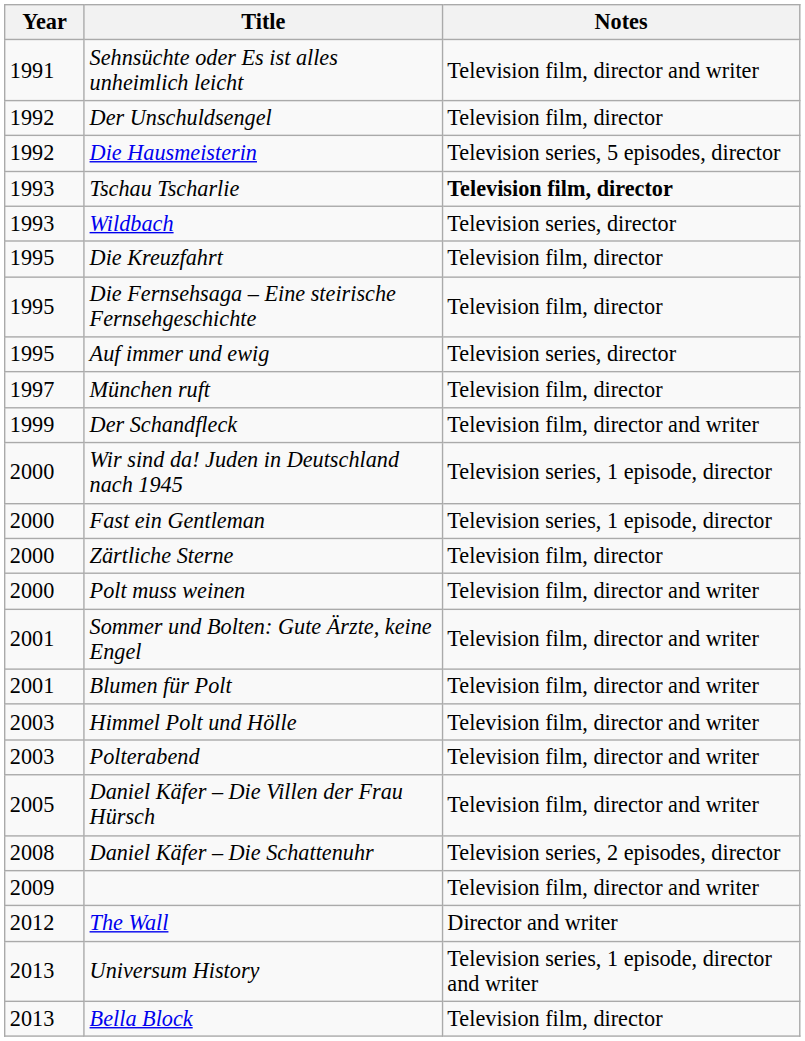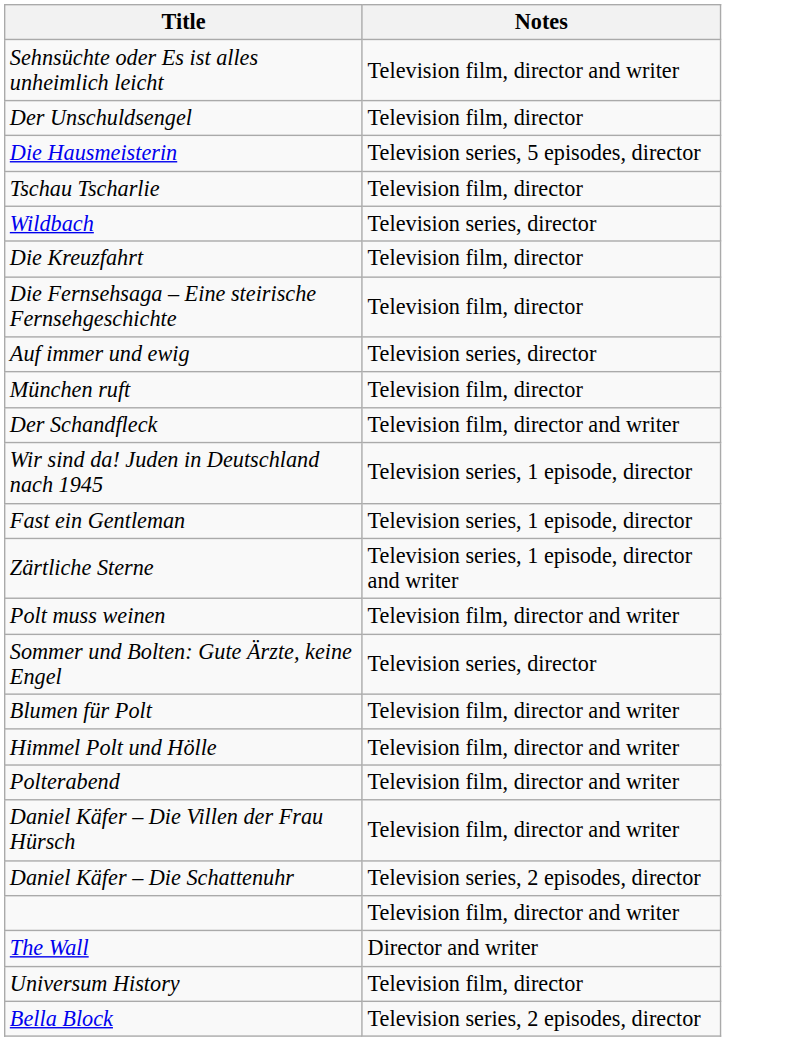- column: (45, 22)
(560, 188) bold -> (475, 188) normal
(555, 555) Television film, director -> (530, 568) Television series, 1 episode, director and writer
(603, 638) Television film, director and writer -> (482, 663) Television series, director
(610, 970) Television series, 1 episode, director and writer -> (475, 983) Television film, director
(555, 1018) Television film, director -> (534, 1018) Television series, 2 episodes, director
